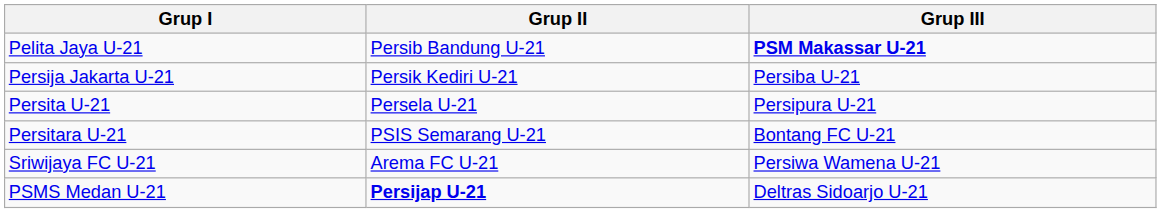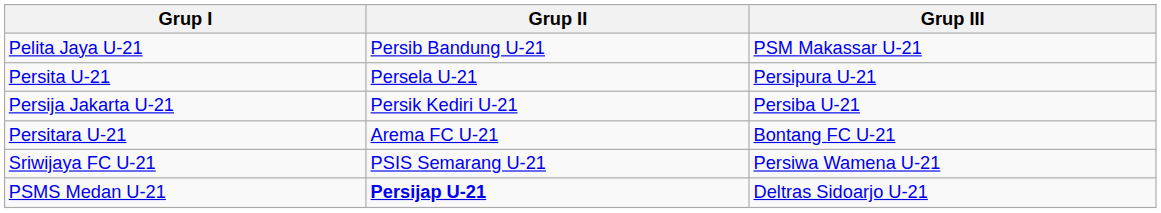(840, 47) bold -> (838, 47) normal
rows swapped: (59, 105) <-> (91, 76)
(458, 134) PSIS Semarang U-21 -> (434, 134) Arema FC U-21
(434, 163) Arema FC U-21 -> (458, 163) PSIS Semarang U-21
